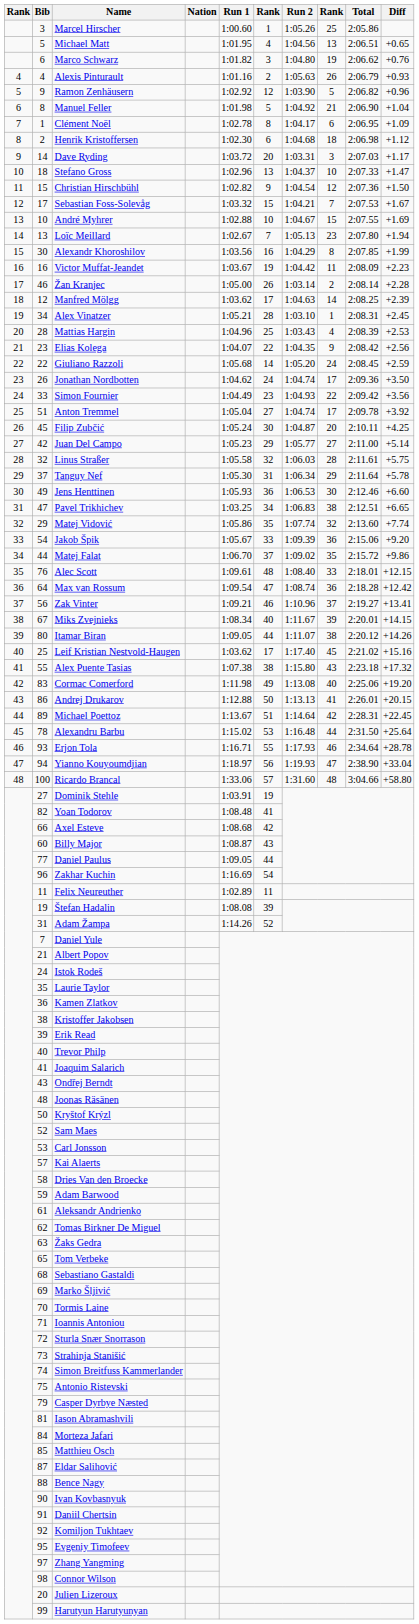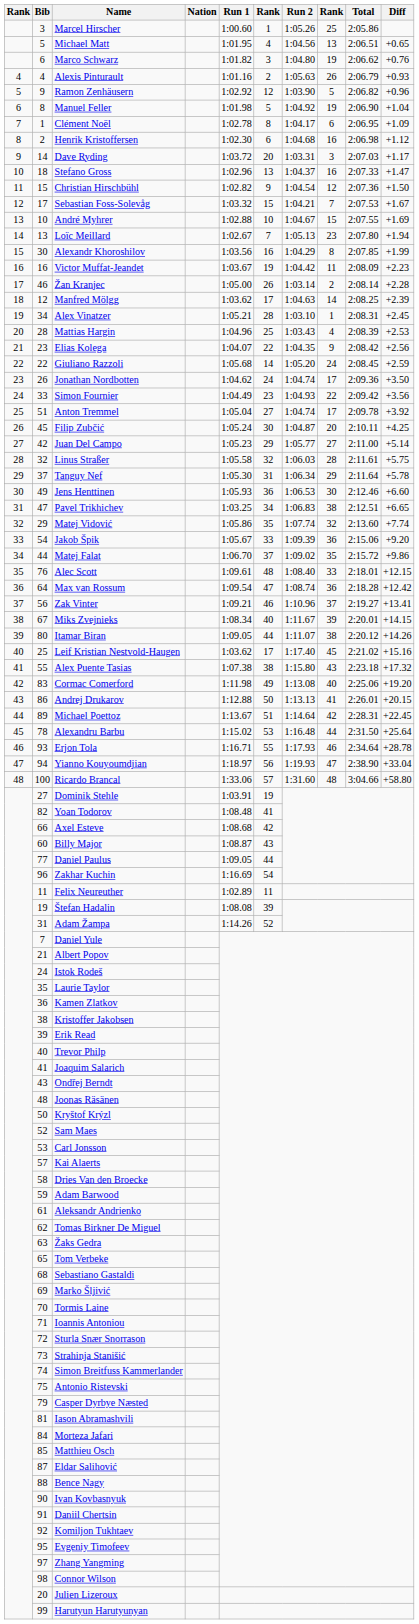(332, 108) 21 -> (332, 108) 19
(332, 140) 18 -> (332, 140) 16
(332, 172) 10 -> (332, 172) 16
